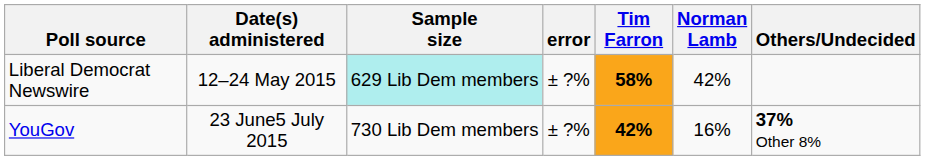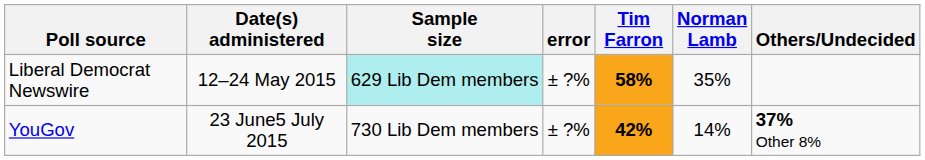(712, 79) 42% -> (712, 79) 35%
(712, 130) 16% -> (712, 130) 14%
